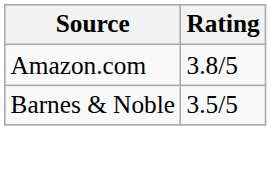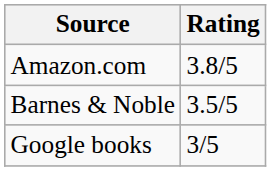+ row: (81, 144)
